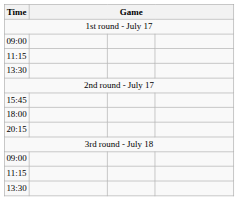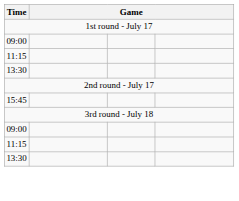- row: (17, 115)
- row: (17, 130)
